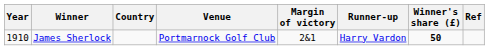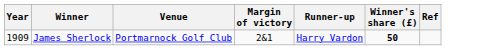- column: (135, 17)
(18, 38) 1910 -> (18, 38) 1909
